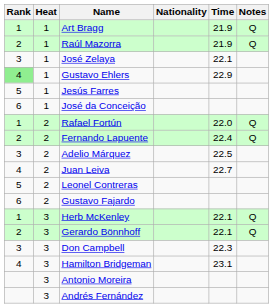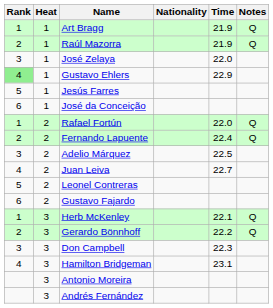(223, 59) 22.1 -> (223, 59) 22.0
(223, 232) 22.1 -> (223, 232) 22.2
